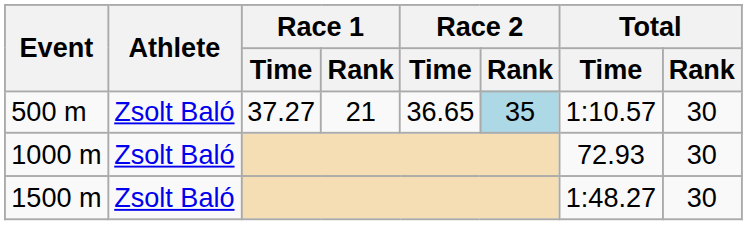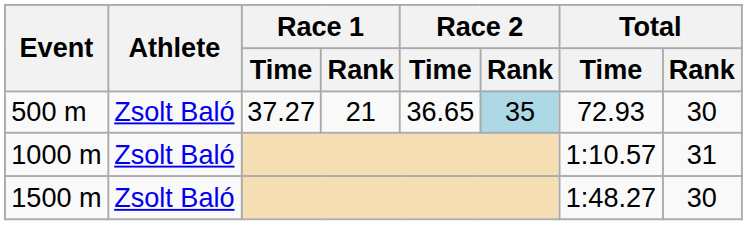(611, 112) 1:10.57 -> (611, 112) 72.93
(611, 155) 72.93 -> (611, 155) 1:10.57
(702, 155) 30 -> (702, 155) 31
